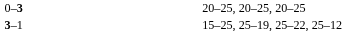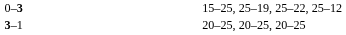(254, 8) 20–25, 20–25, 20–25 -> (272, 8) 15–25, 25–19, 25–22, 25–12
(272, 24) 15–25, 25–19, 25–22, 25–12 -> (254, 24) 20–25, 20–25, 20–25
